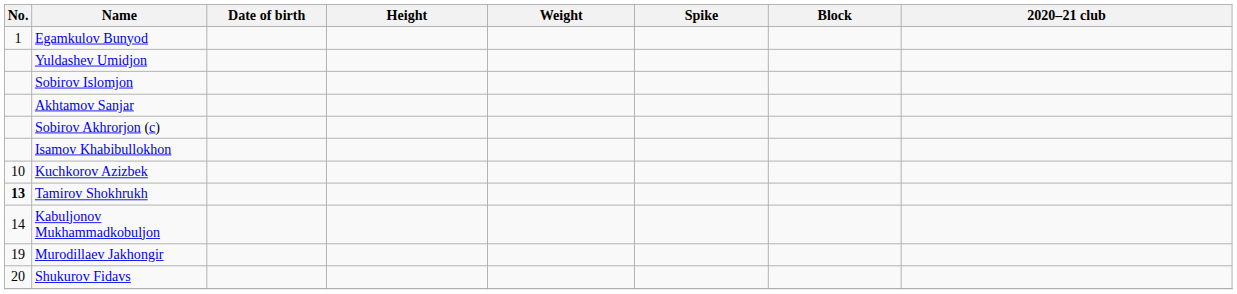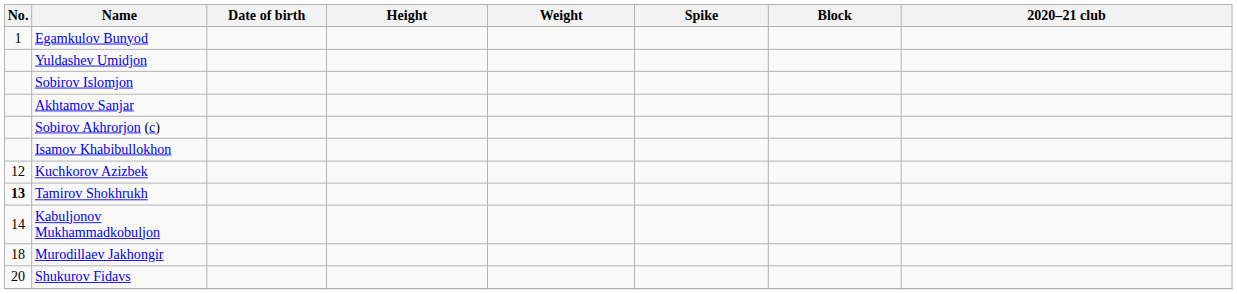(18, 171) 10 -> (18, 171) 12
(18, 254) 19 -> (18, 254) 18
